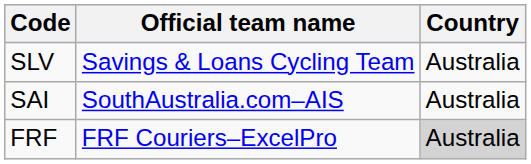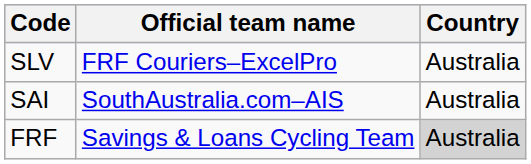(248, 61) Savings & Loans Cycling Team -> (209, 61) FRF Couriers–ExcelPro
(209, 138) FRF Couriers–ExcelPro -> (248, 138) Savings & Loans Cycling Team
